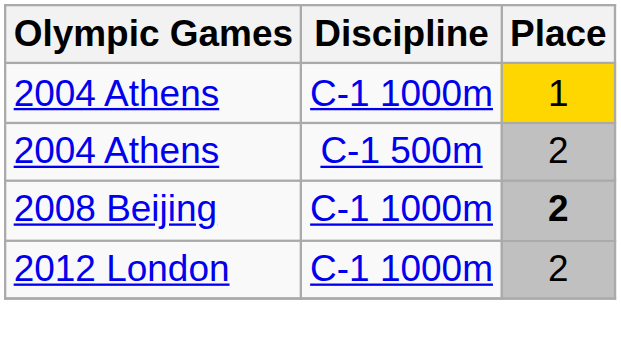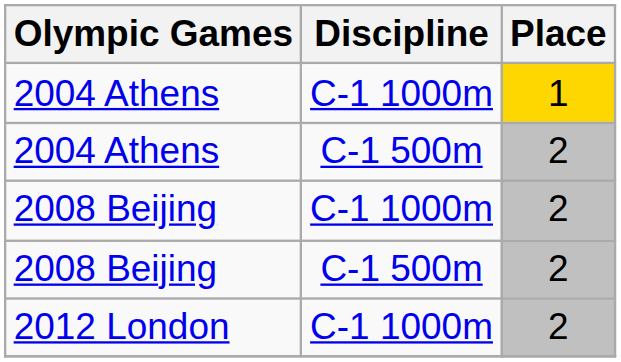(558, 209) bold -> (558, 209) normal
+ row: (115, 268)
